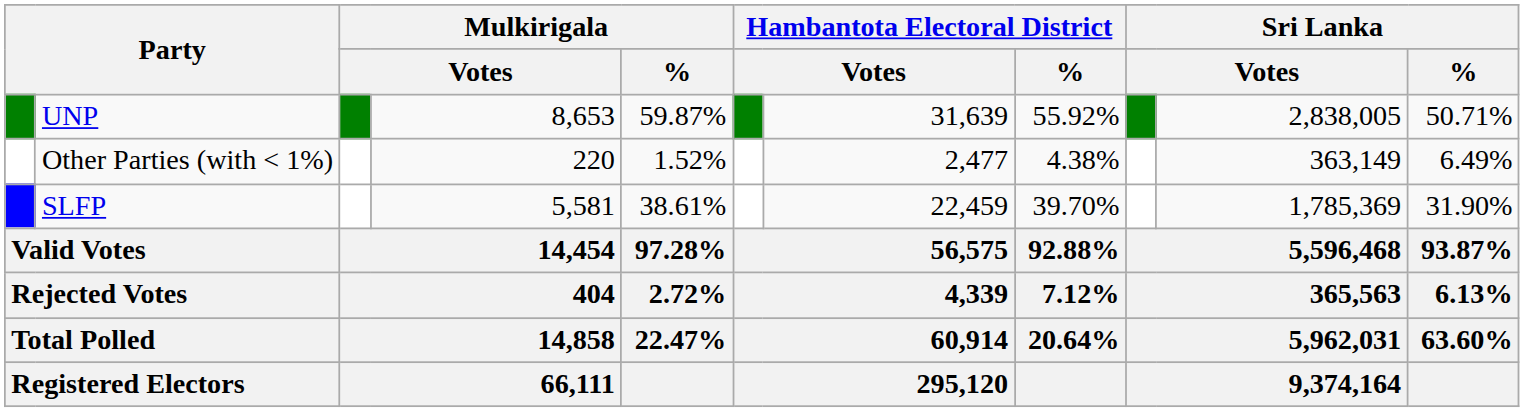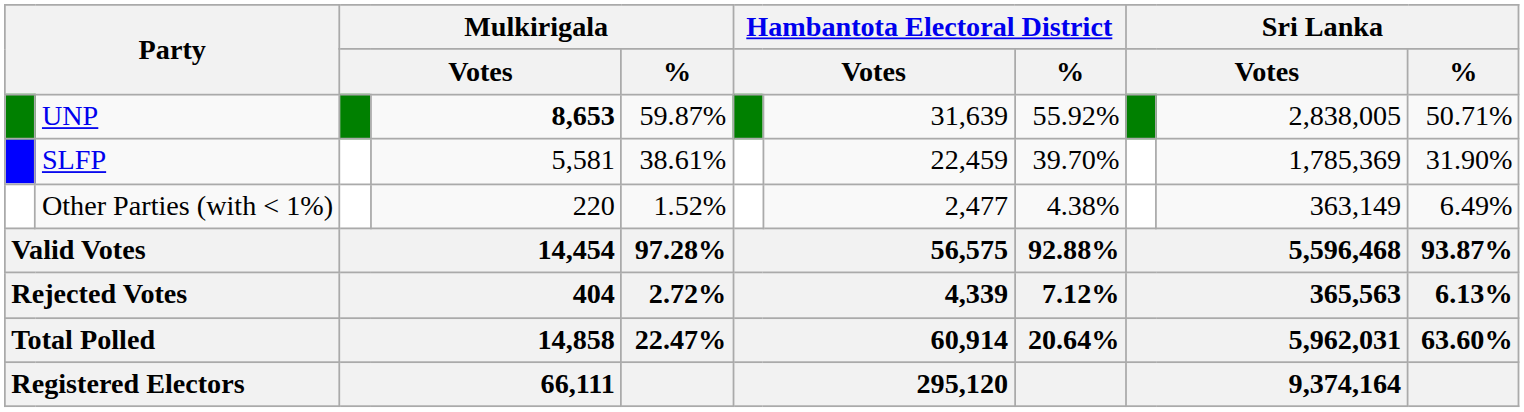(583, 116) normal -> (583, 116) bold
rows swapped: (74, 205) <-> (188, 160)
